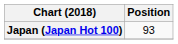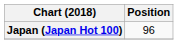(149, 30) 93 -> (149, 30) 96
